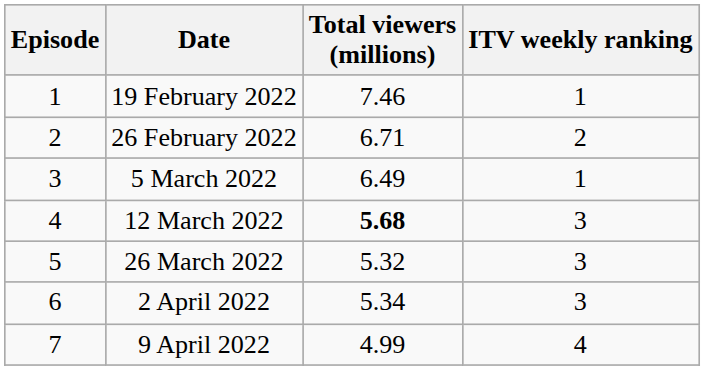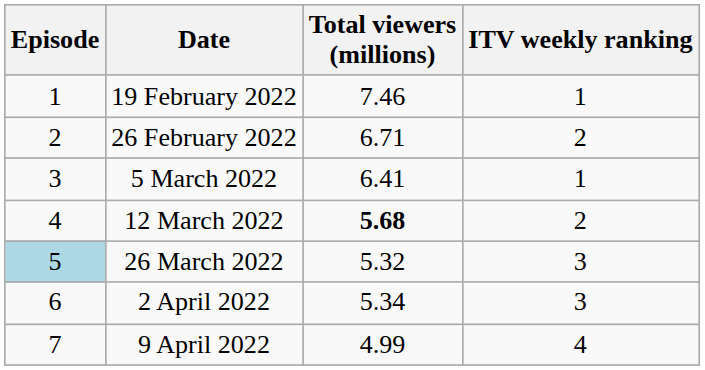(382, 178) 6.49 -> (382, 178) 6.41
(580, 219) 3 -> (580, 219) 2
(55, 261) no background -> (55, 261) lightblue background
